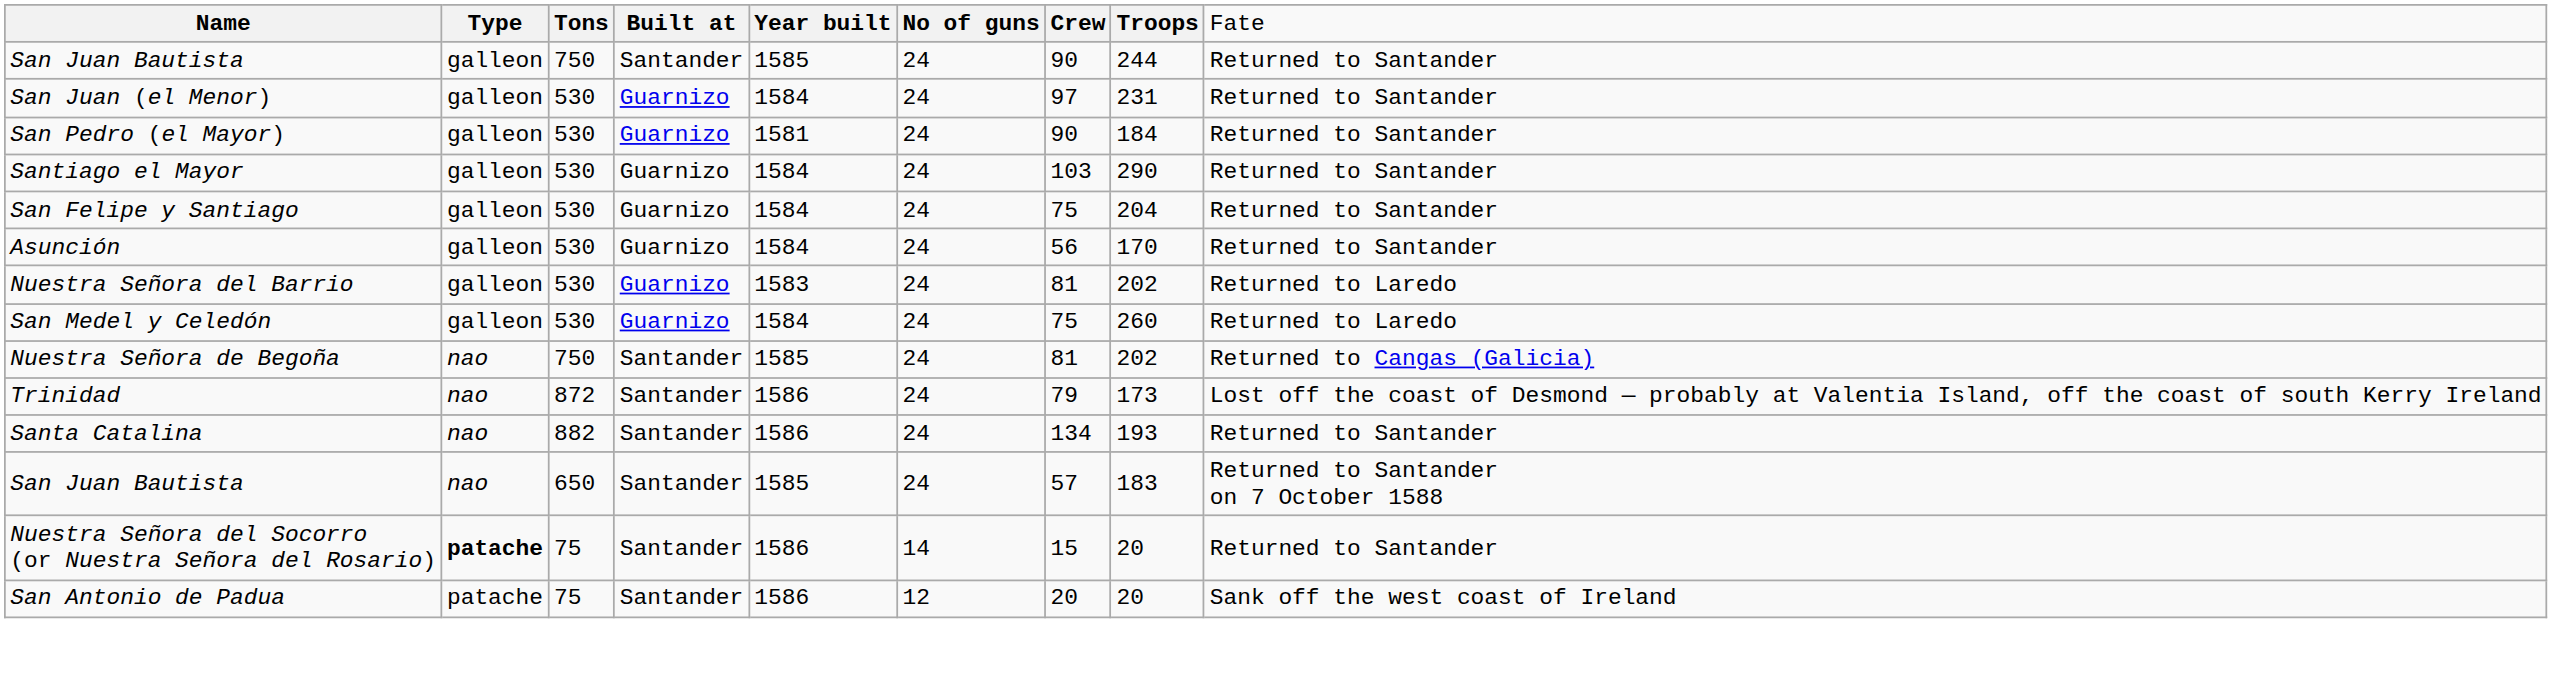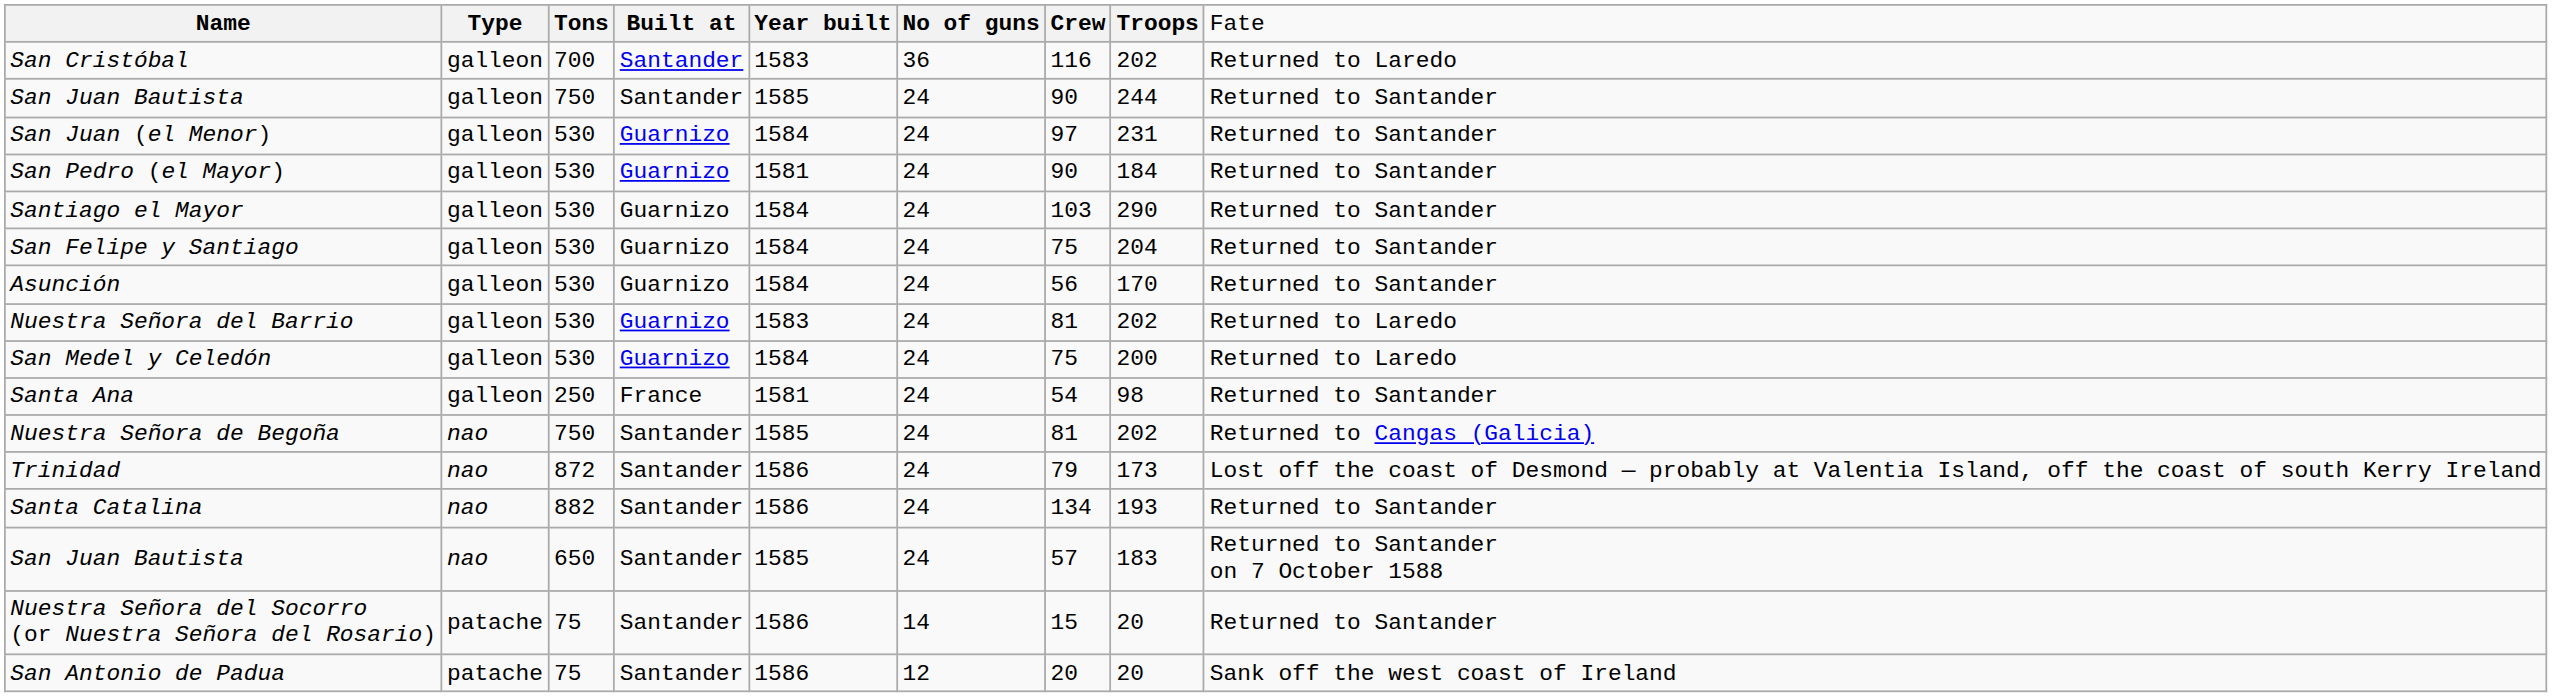+ row: (100, 61)
(1137, 322) 260 -> (1137, 359) 200
+ row: (72, 396)
(495, 548) bold -> (495, 622) normal
